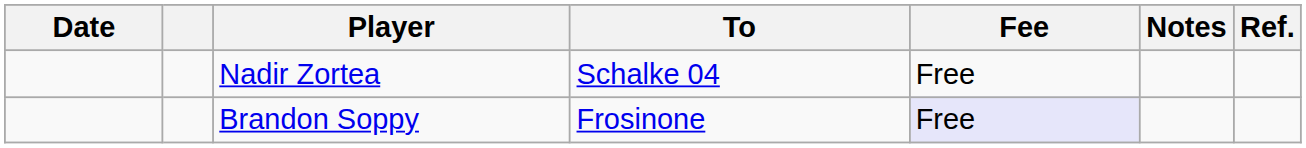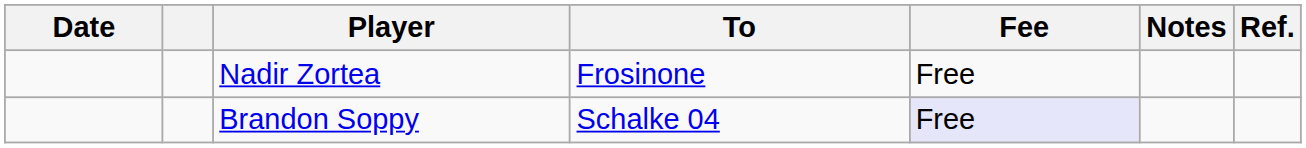(648, 73) Schalke 04 -> (641, 73) Frosinone
(641, 119) Frosinone -> (648, 119) Schalke 04
